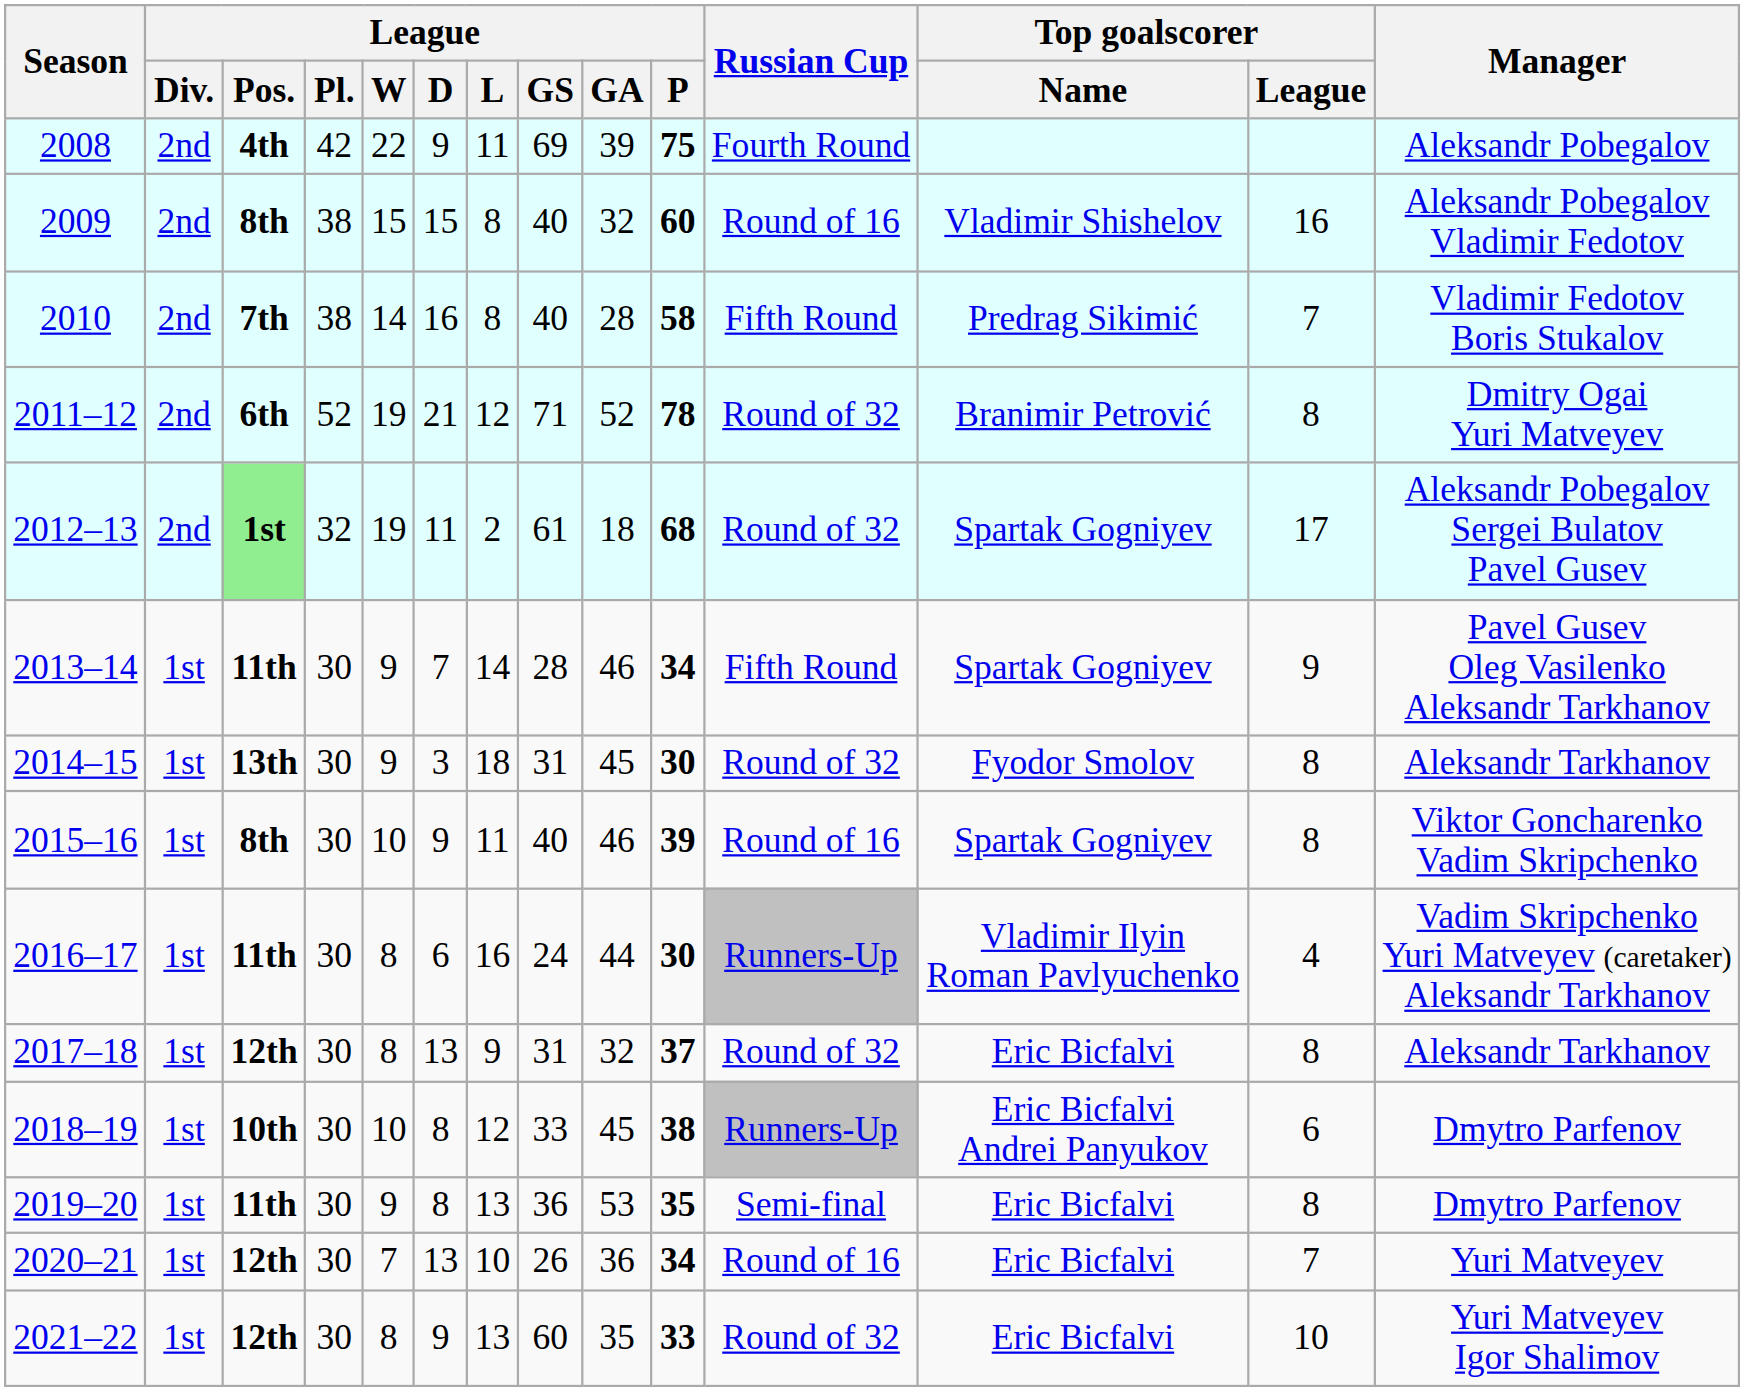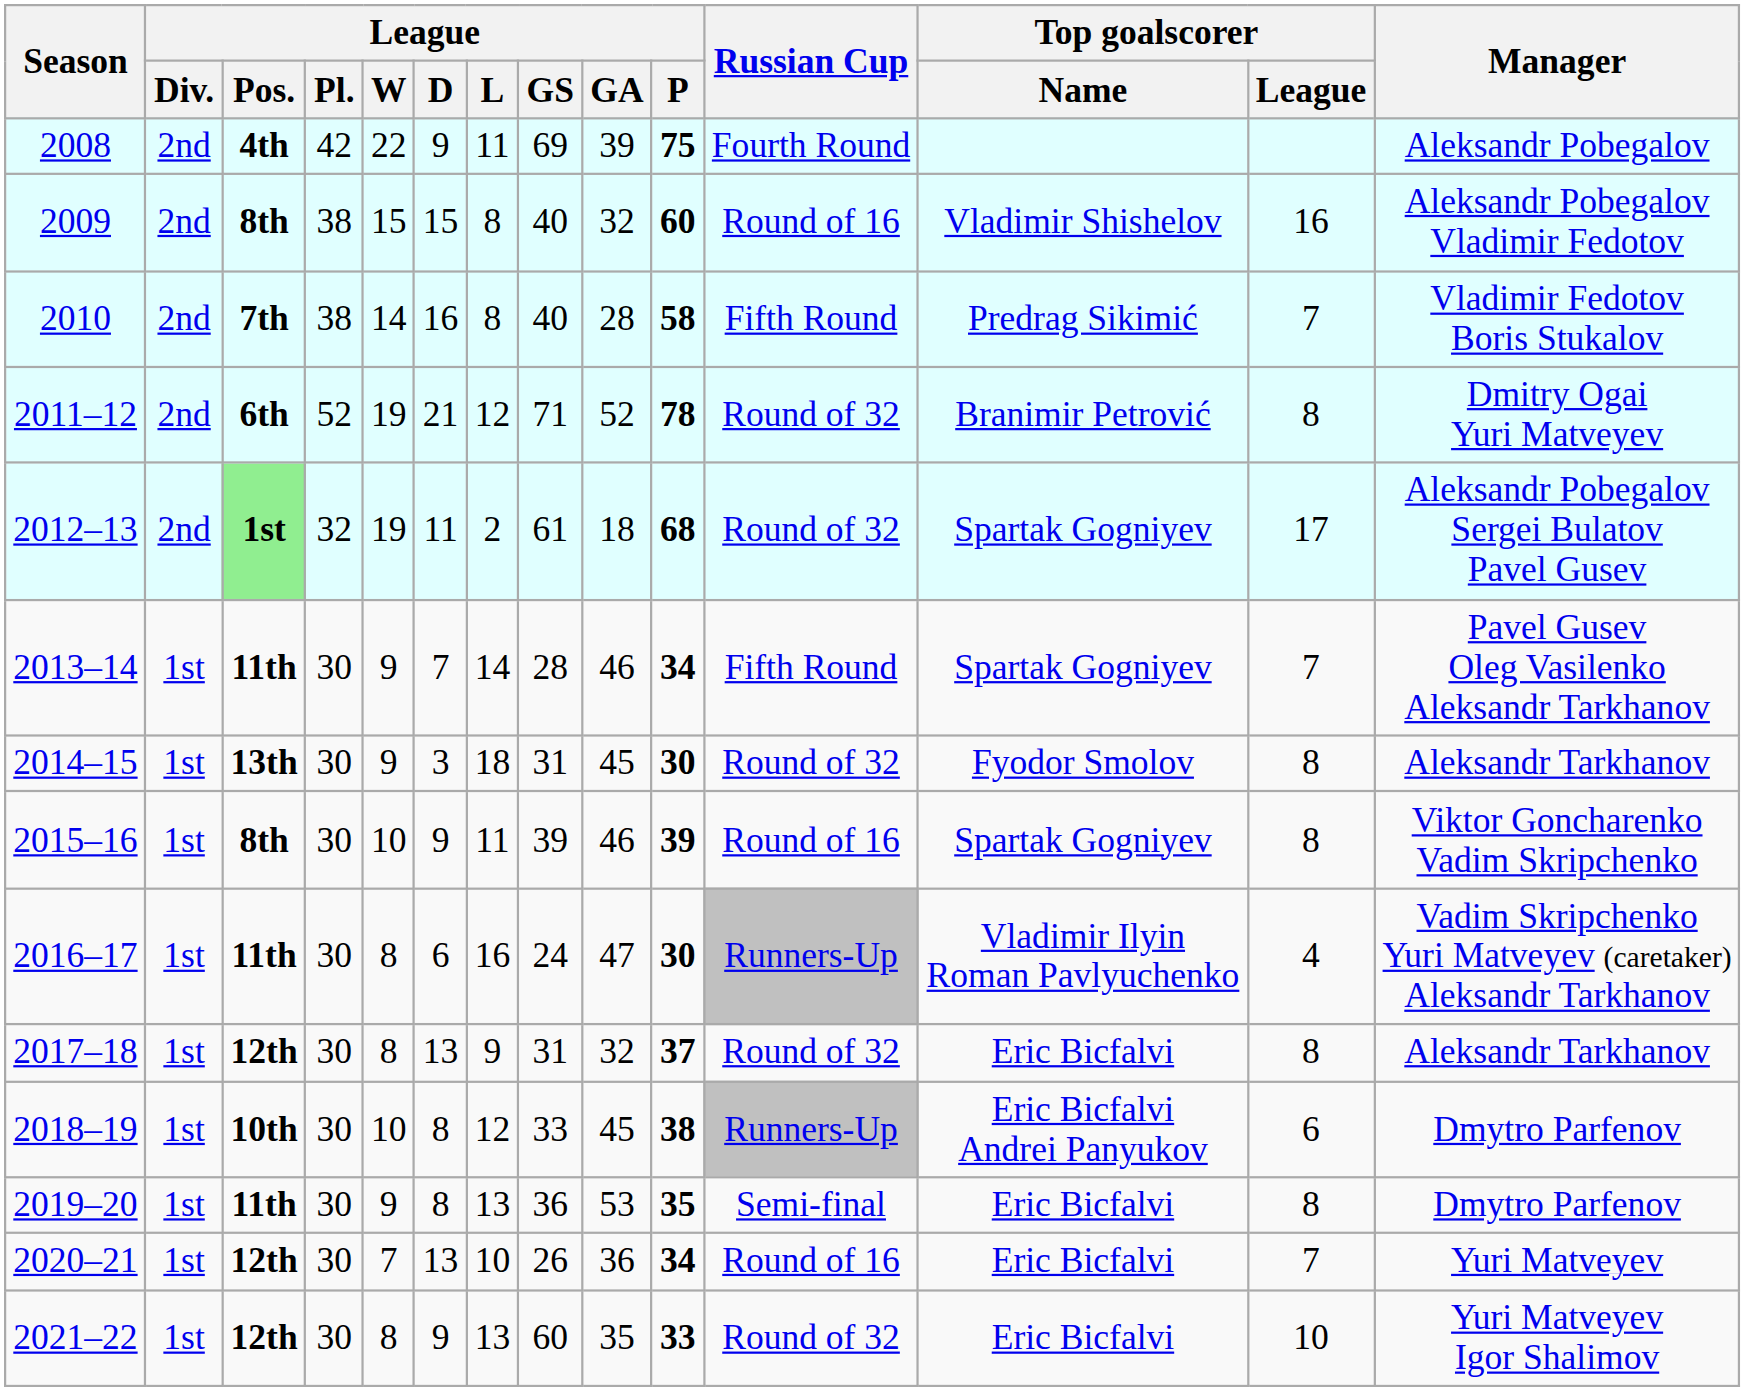(1311, 666) 9 -> (1311, 666) 7
(550, 839) 40 -> (550, 839) 39
(617, 955) 44 -> (617, 955) 47
